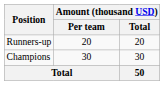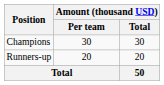rows swapped: (28, 57) <-> (29, 42)
